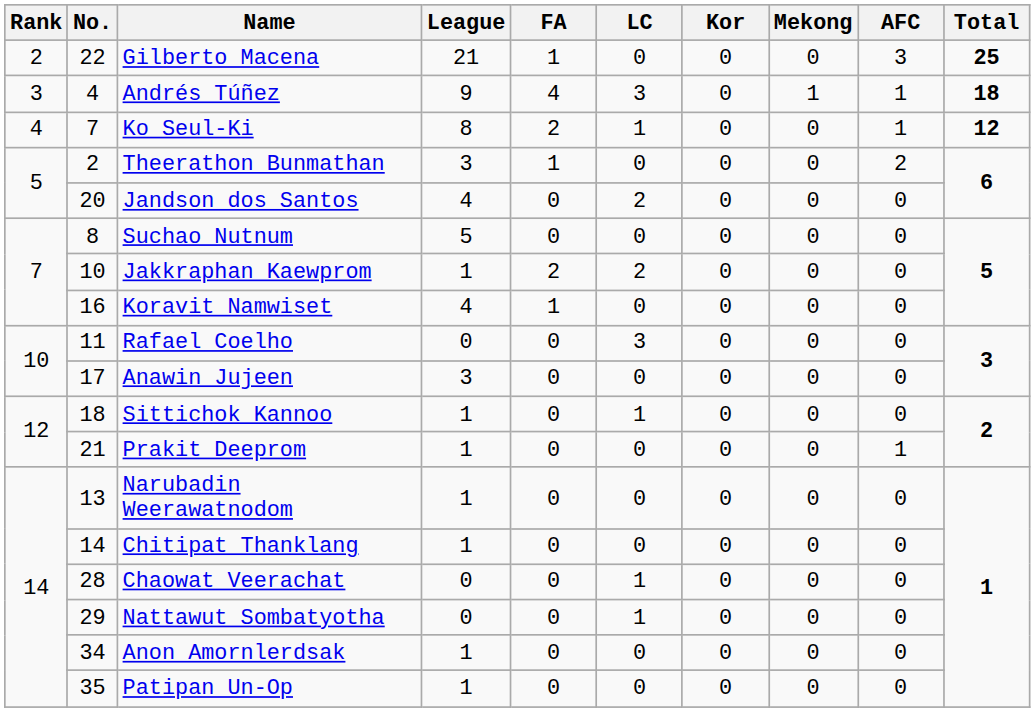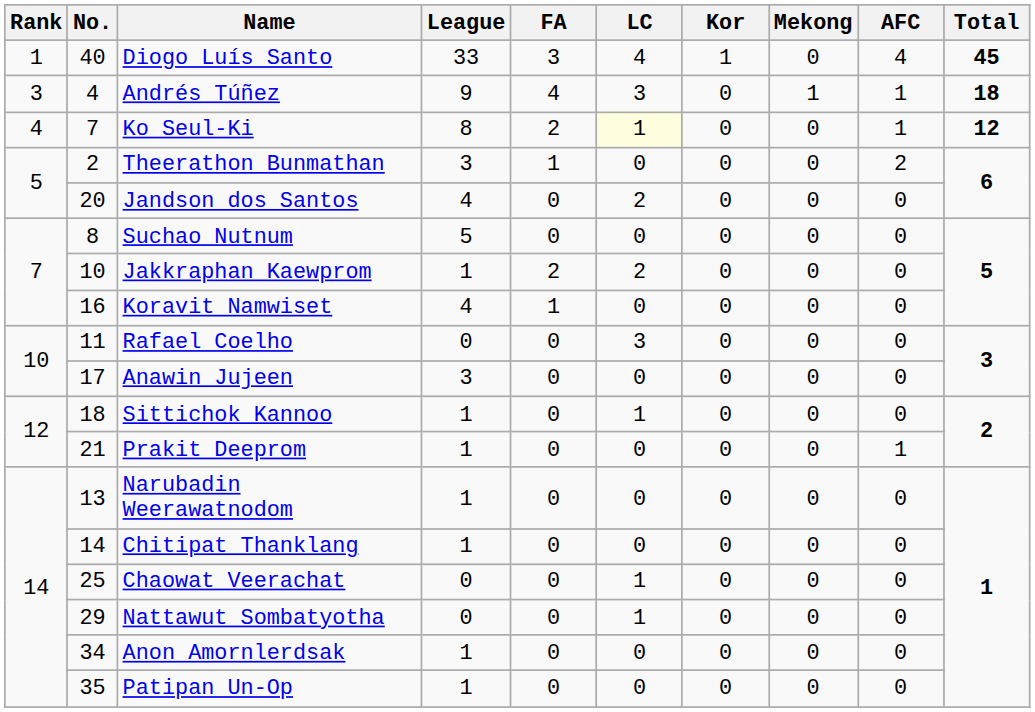+ row: (227, 58)
- row: (221, 58)
(640, 129) no background -> (640, 129) lightyellow background
(93, 582) 28 -> (93, 582) 25
